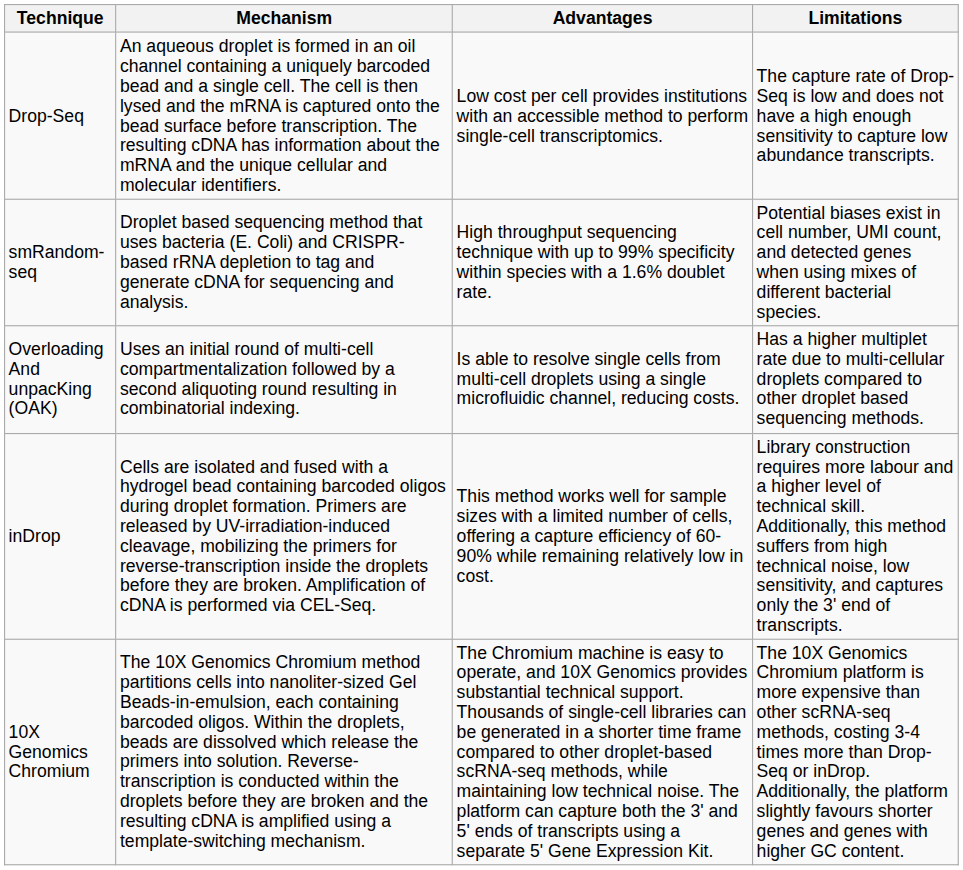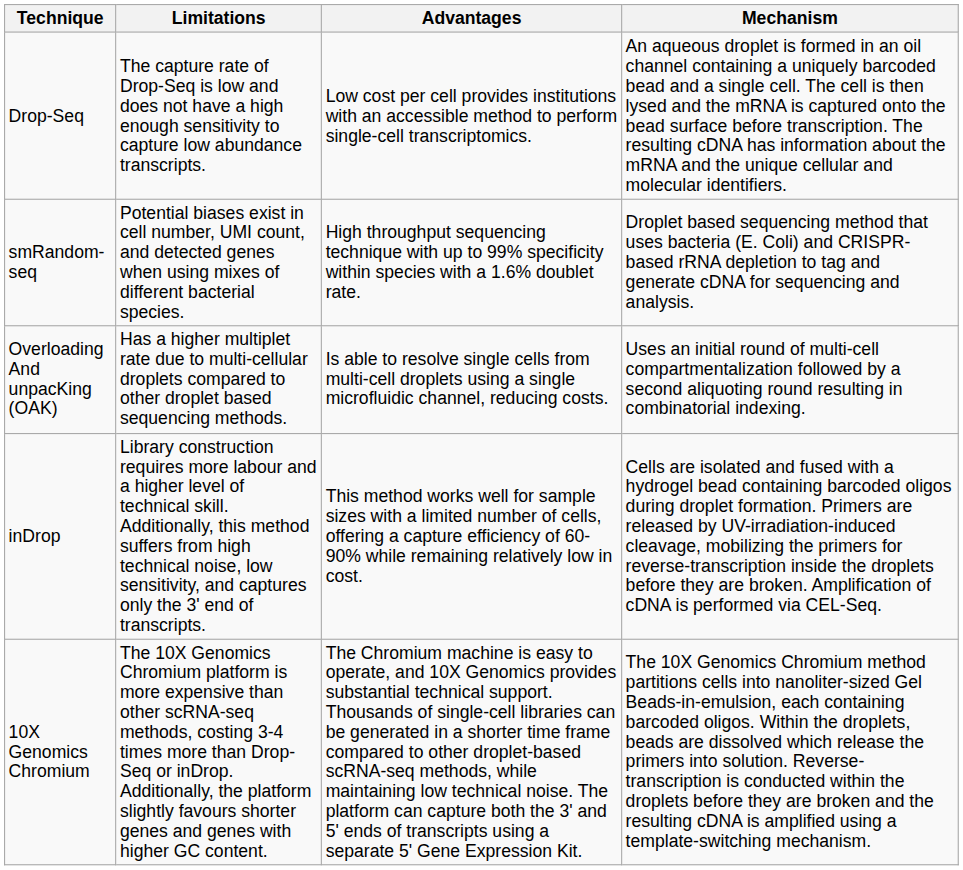columns swapped: (284, 18) <-> (855, 18)
